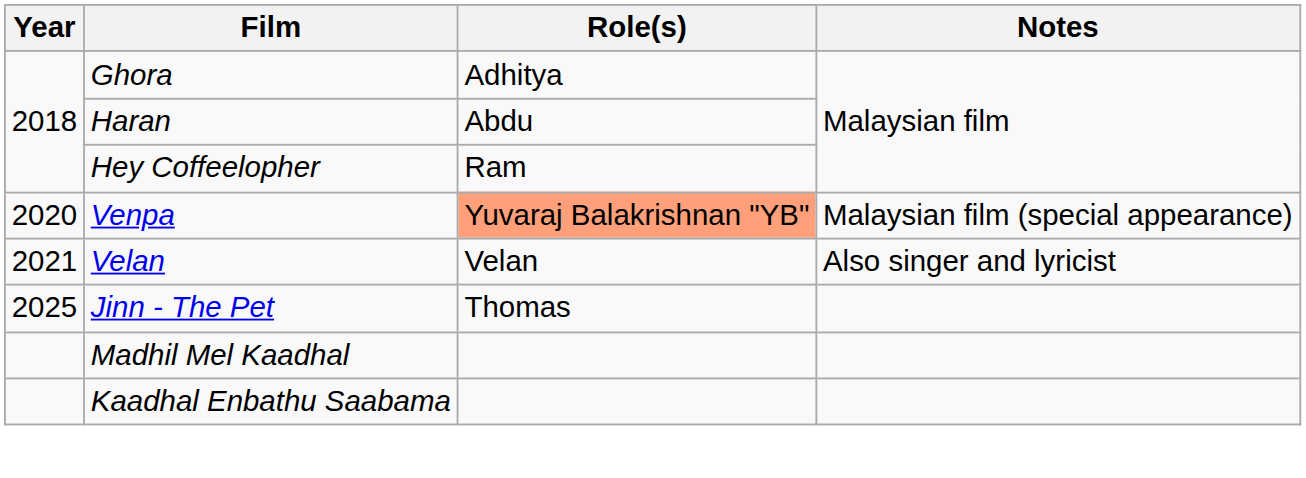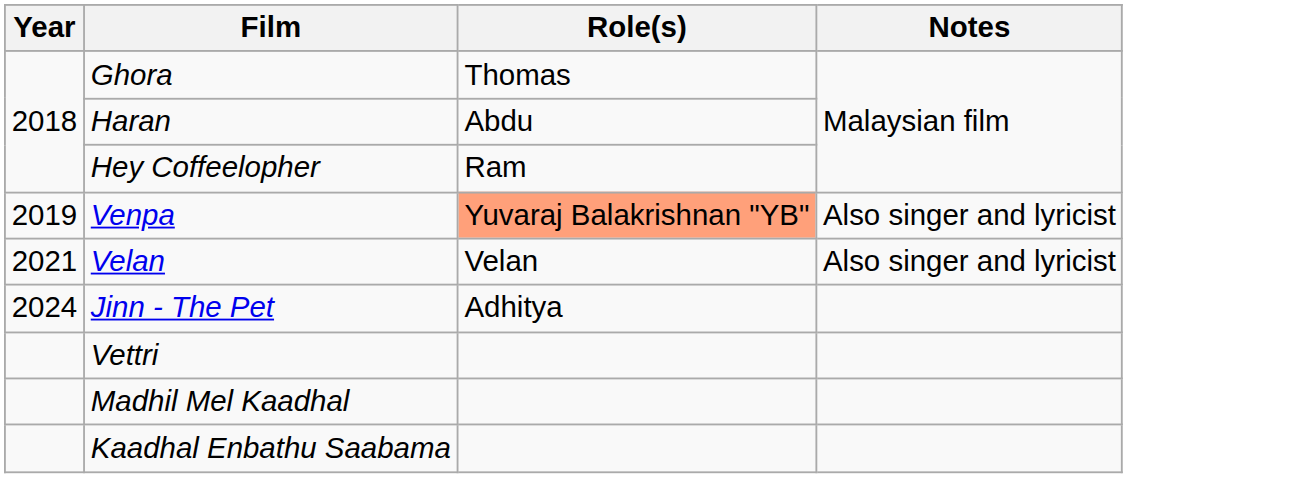(514, 74) Adhitya -> (518, 74) Thomas
(44, 214) 2020 -> (44, 214) 2019
(1058, 214) Malaysian film (special appearance) -> (969, 214) Also singer and lyricist
(44, 307) 2025 -> (44, 307) 2024
(518, 307) Thomas -> (514, 307) Adhitya
+ row: (125, 354)
